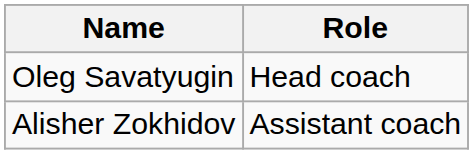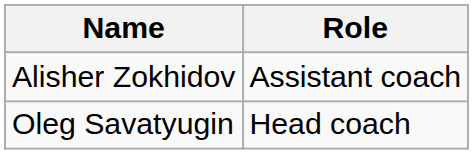rows swapped: (123, 76) <-> (124, 124)
